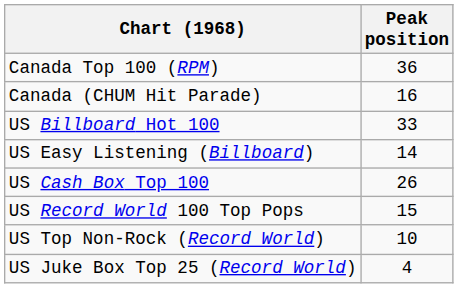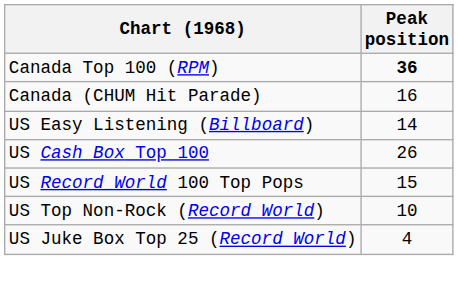(407, 68) normal -> (407, 68) bold
- row: (114, 125)
